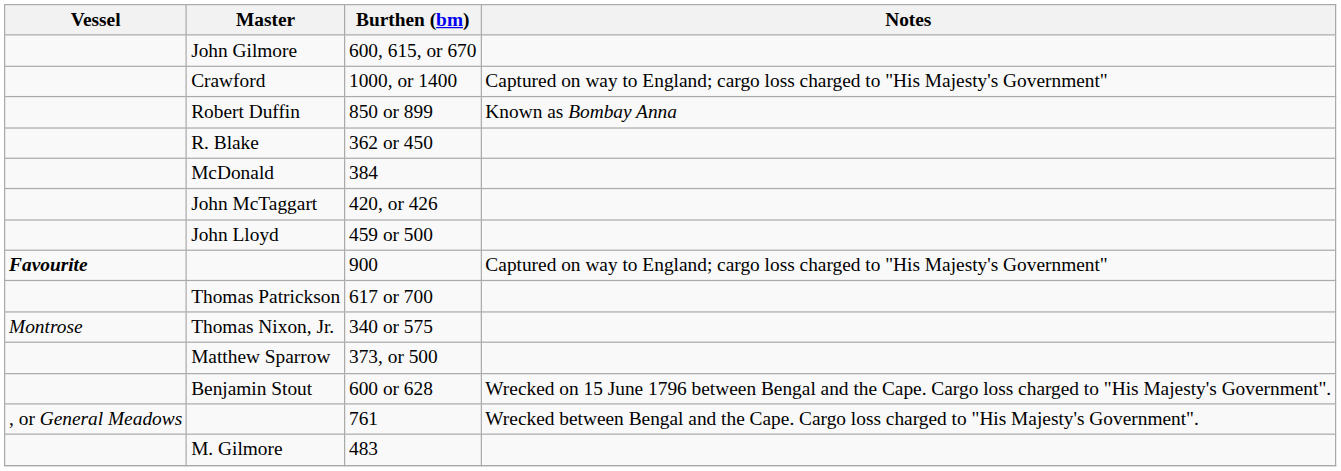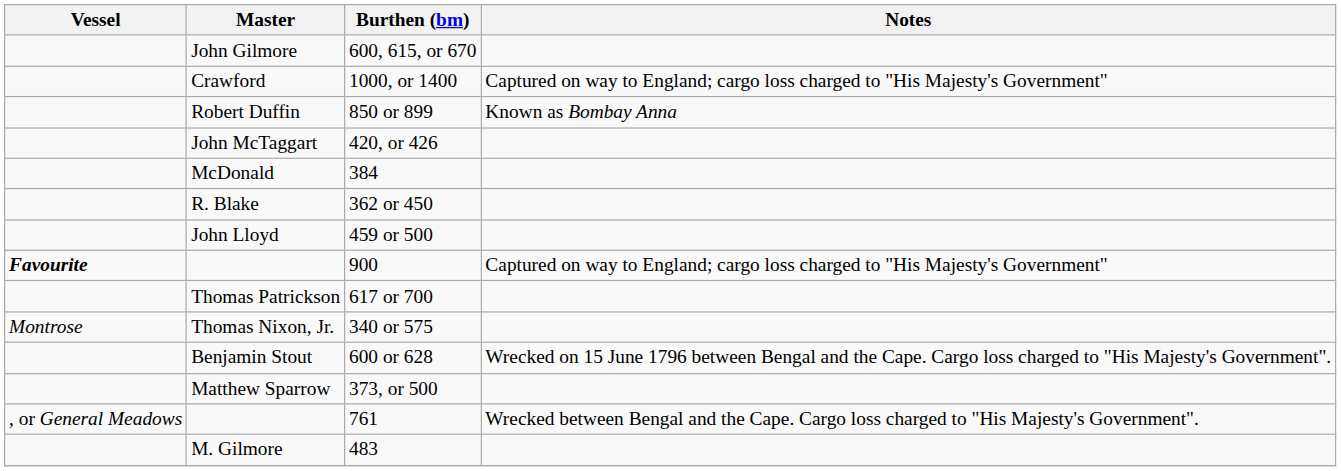rows swapped: (393, 204) <-> (391, 142)
rows swapped: (393, 357) <-> (391, 388)
